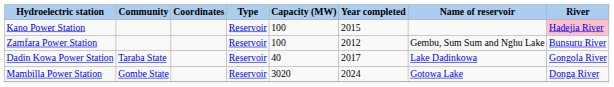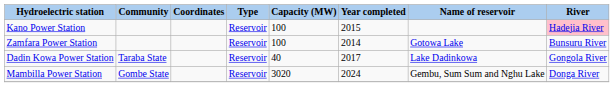(351, 43) 2012 -> (351, 43) 2014
(477, 43) Gembu, Sum Sum and Nghu Lake -> (437, 43) Gotowa Lake
(437, 74) Gotowa Lake -> (477, 74) Gembu, Sum Sum and Nghu Lake
